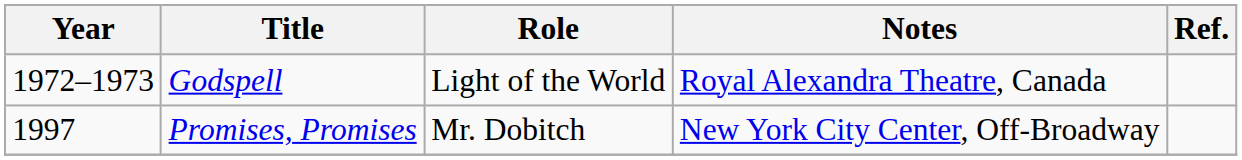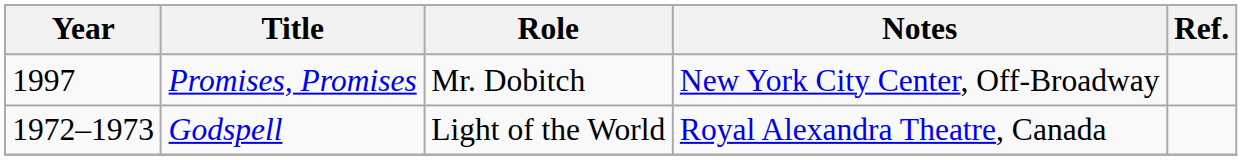rows swapped: (226, 79) <-> (293, 129)
